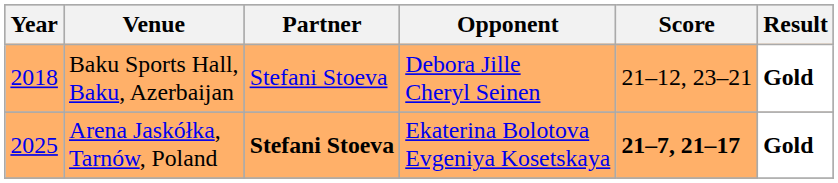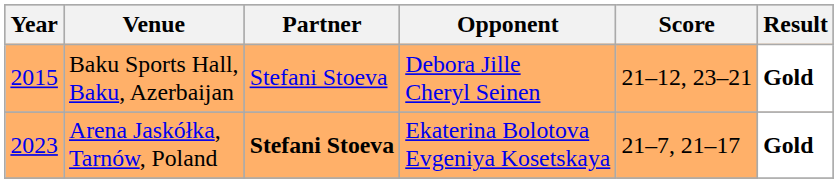(34, 77) 2018 -> (34, 77) 2015
(34, 144) 2025 -> (34, 144) 2023
(681, 144) bold -> (681, 144) normal
